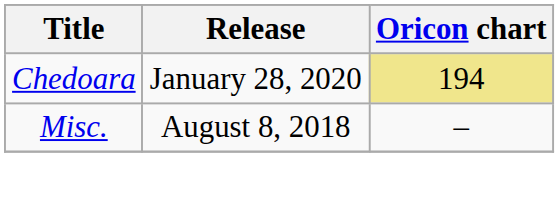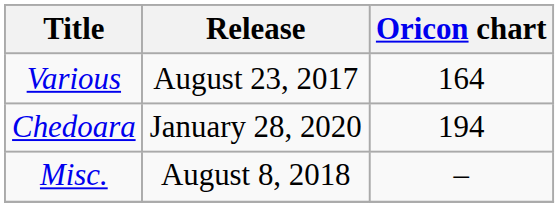+ row: (74, 77)
(461, 77) khaki background -> (461, 126) no background
